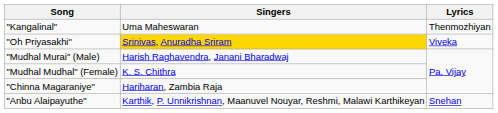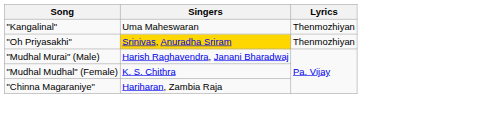(443, 42) Viveka -> (324, 42) Thenmozhiyan
- row: (46, 101)
